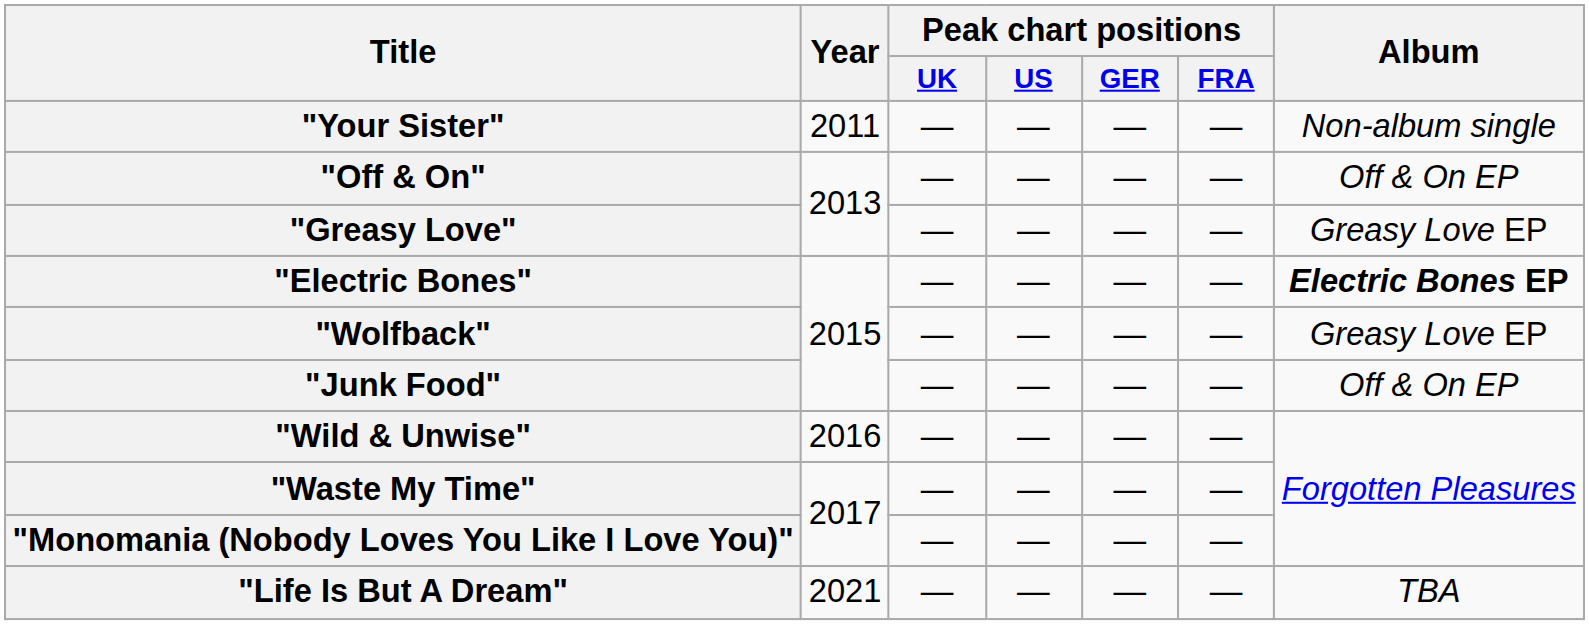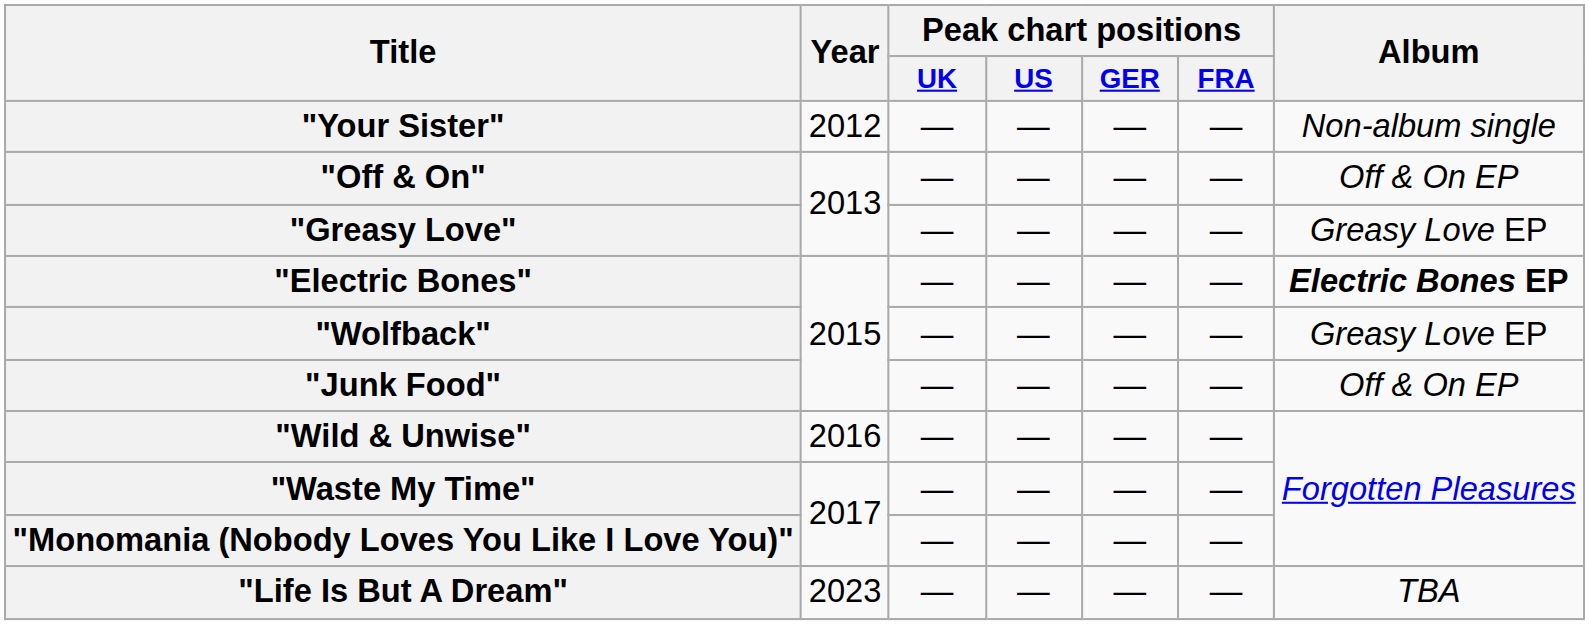(845, 125) 2011 -> (845, 125) 2012
(845, 591) 2021 -> (845, 591) 2023
